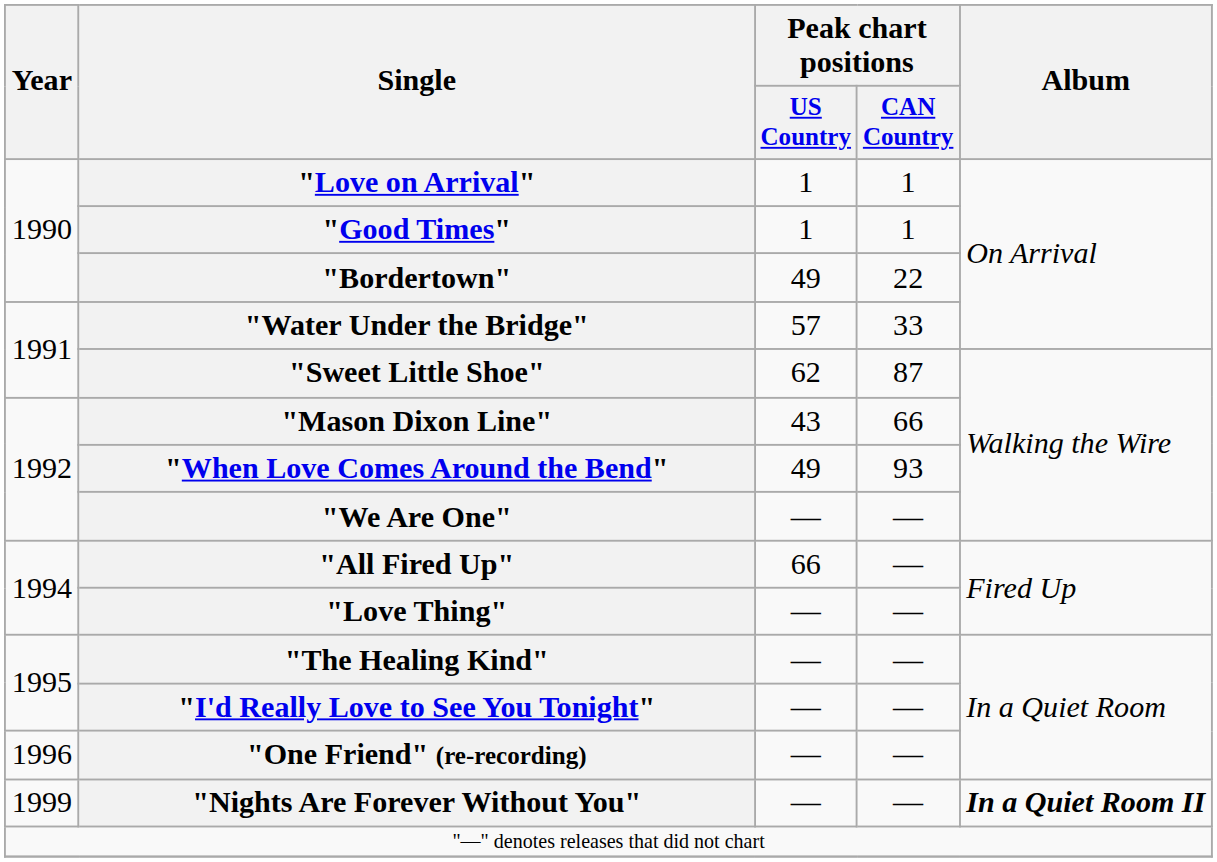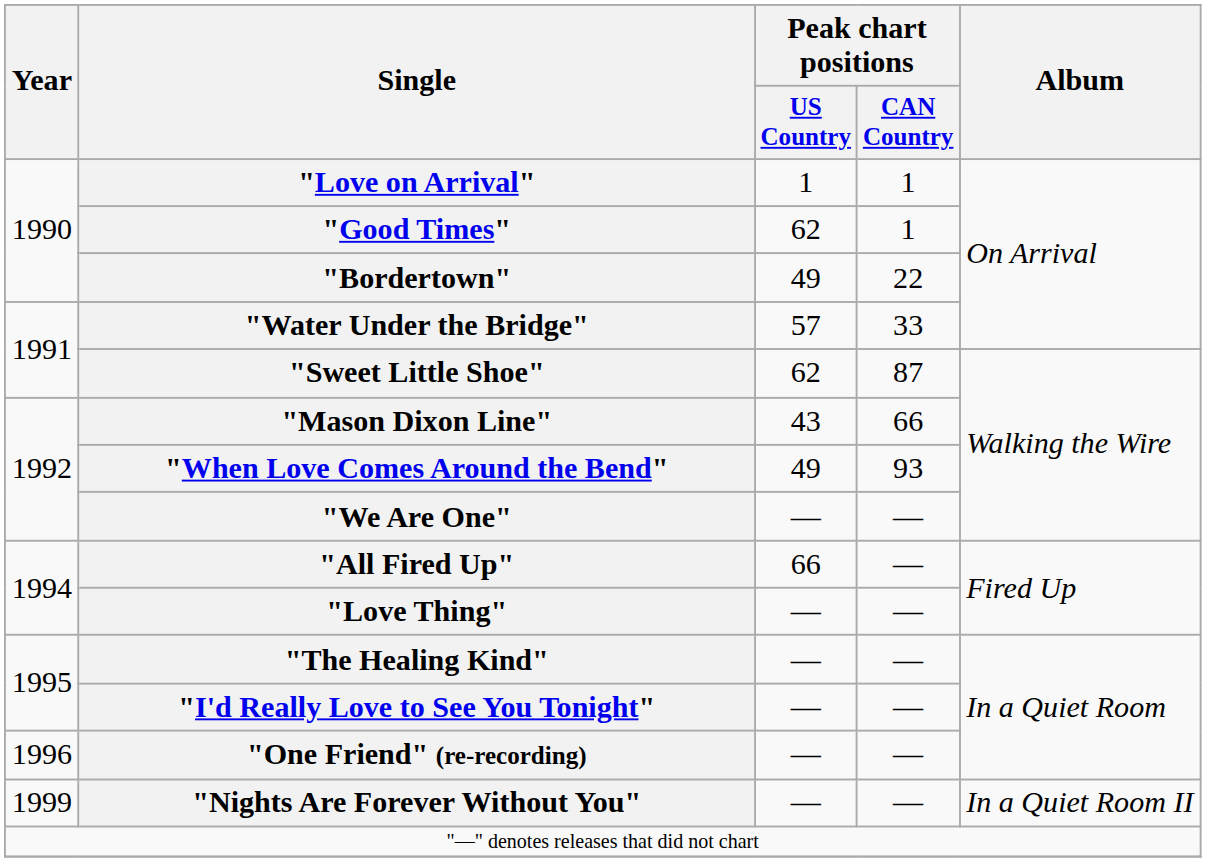(806, 229) 1 -> (806, 229) 62
(1086, 802) bold -> (1080, 802) normal
